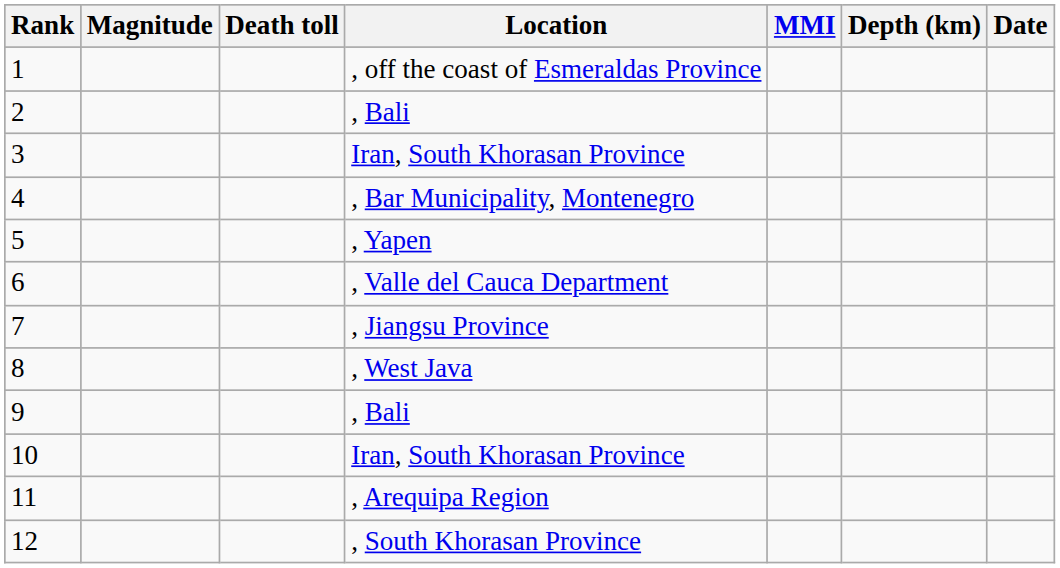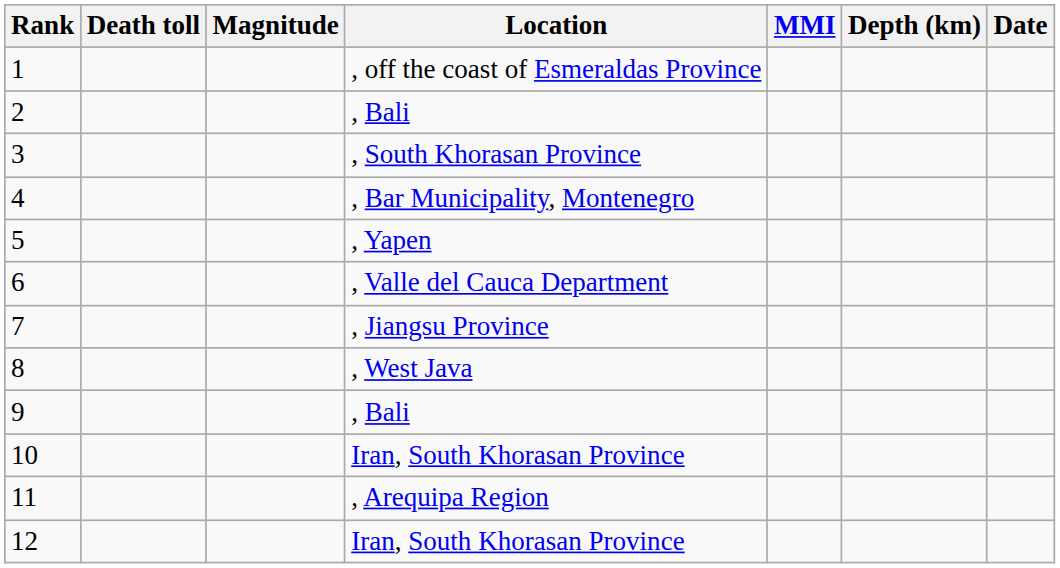columns swapped: (282, 25) <-> (150, 25)
(518, 154) Iran, South Khorasan Province -> (496, 154) , South Khorasan Province
(496, 540) , South Khorasan Province -> (518, 540) Iran, South Khorasan Province
